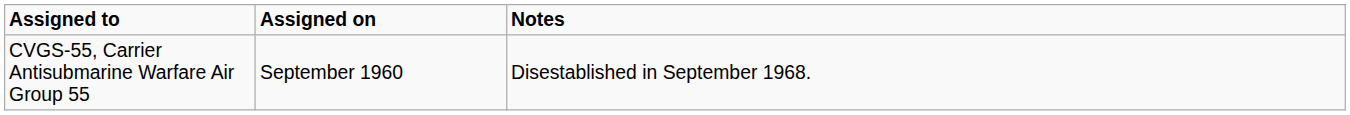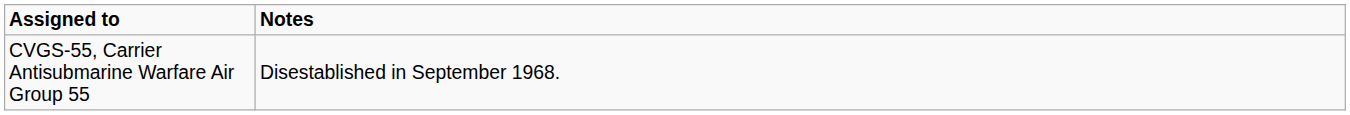- column: (318, 19)
